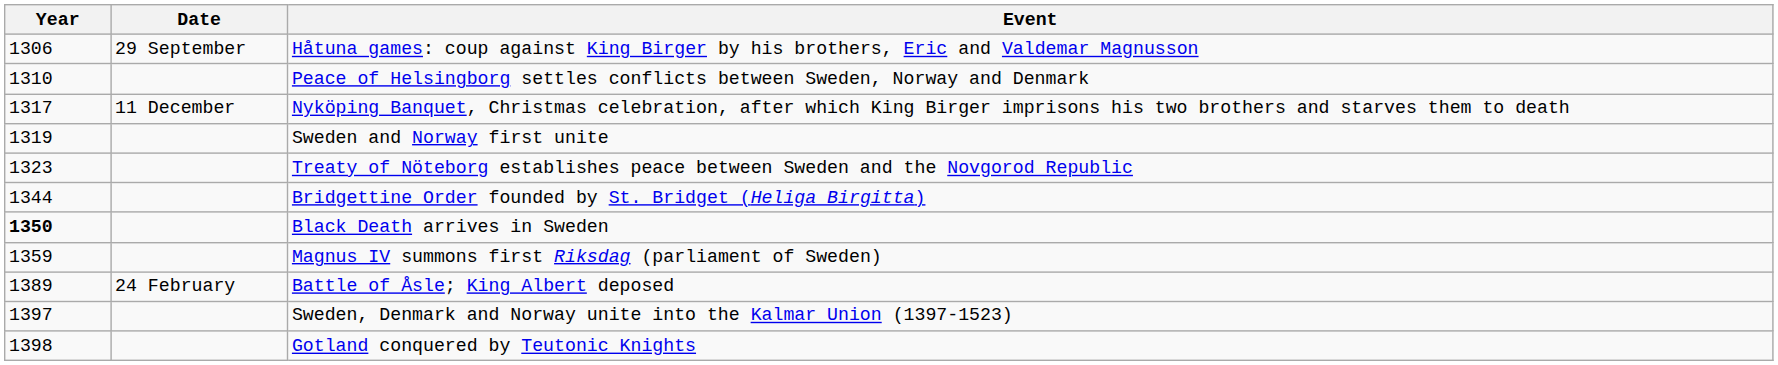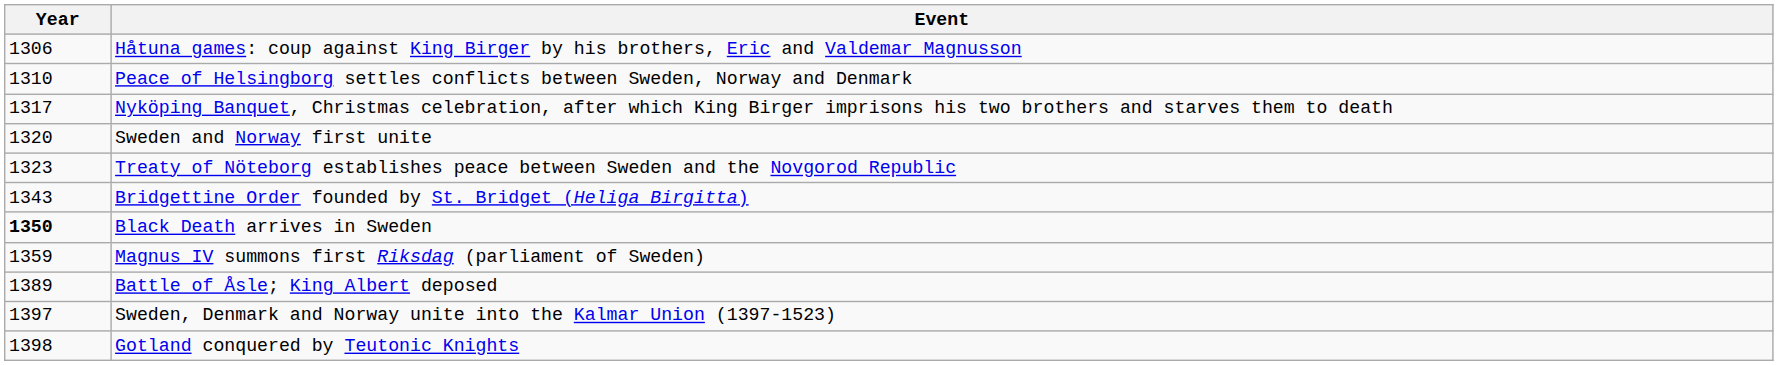- column: (199, 20)
(31, 138) 1319 -> (31, 138) 1320
(31, 198) 1344 -> (31, 198) 1343
